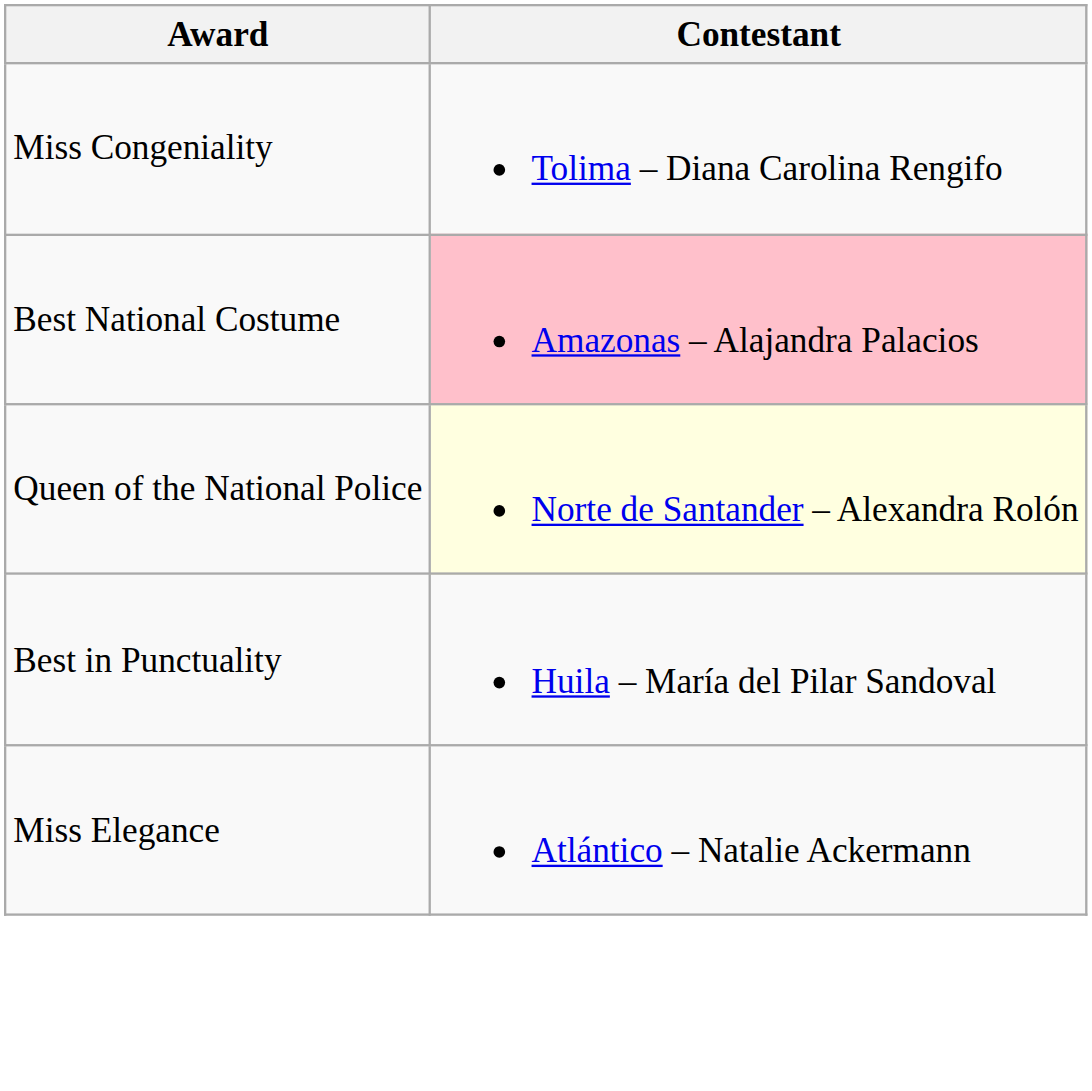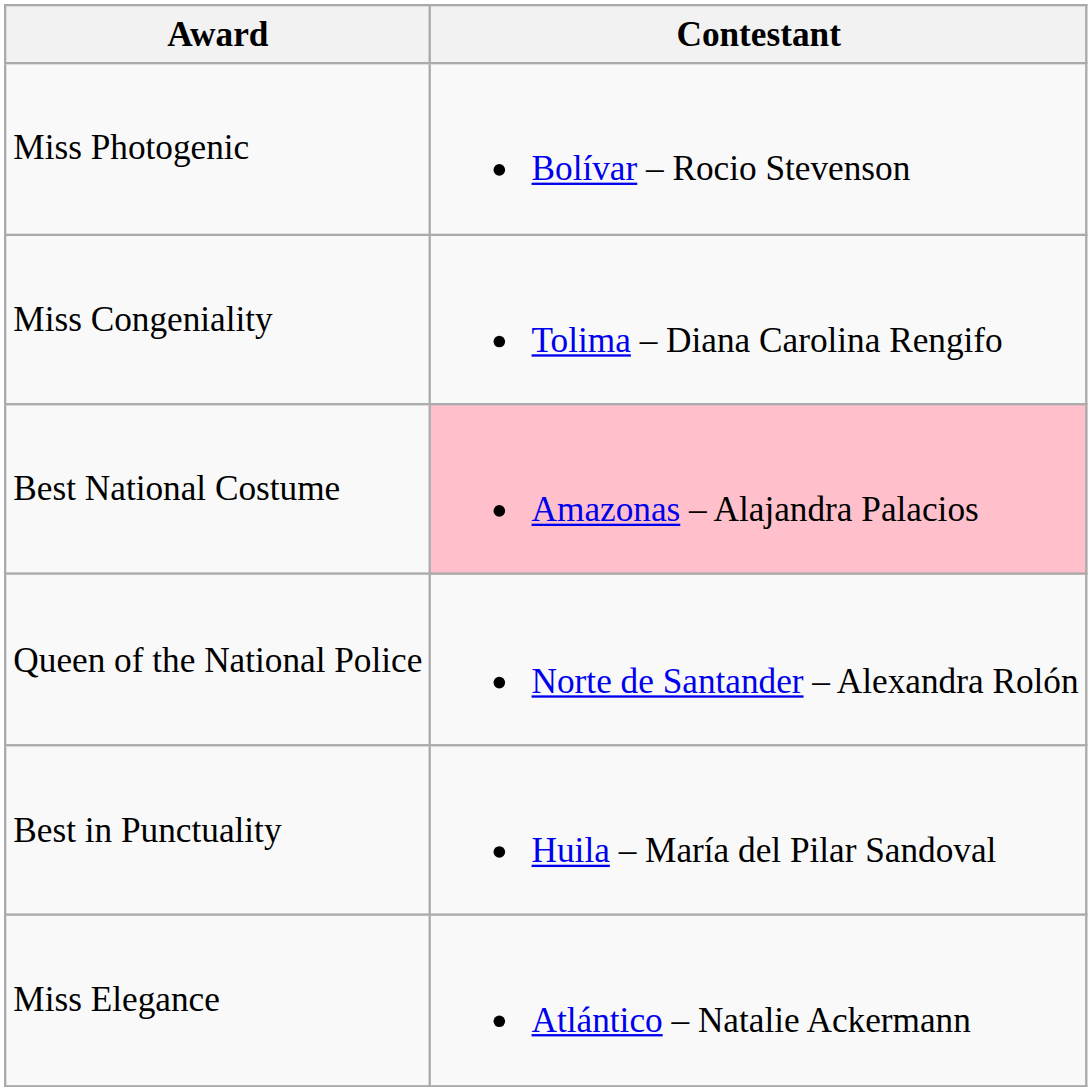+ row: (131, 148)
(759, 510) lightyellow background -> (759, 681) no background
